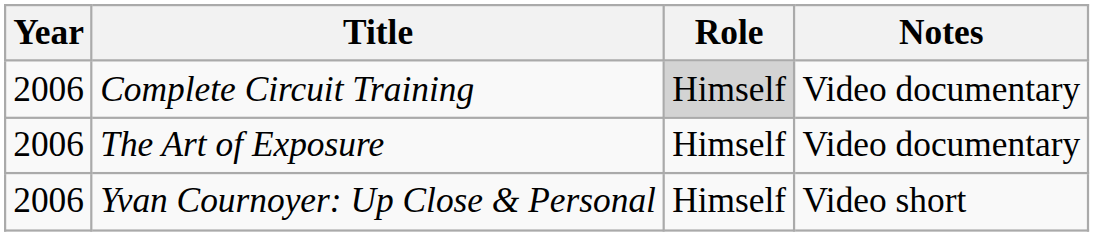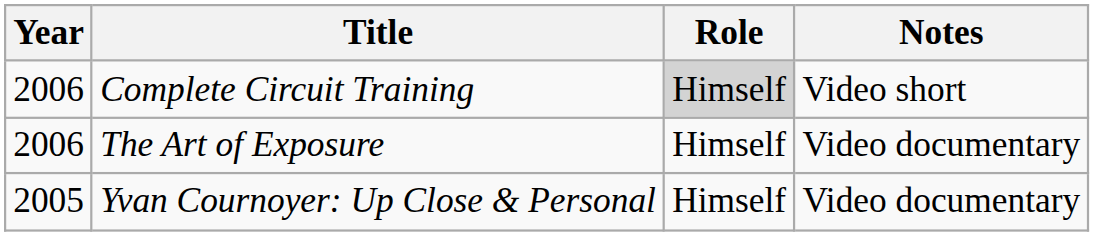(941, 88) Video documentary -> (884, 88) Video short
(49, 200) 2006 -> (49, 200) 2005
(884, 200) Video short -> (941, 200) Video documentary
